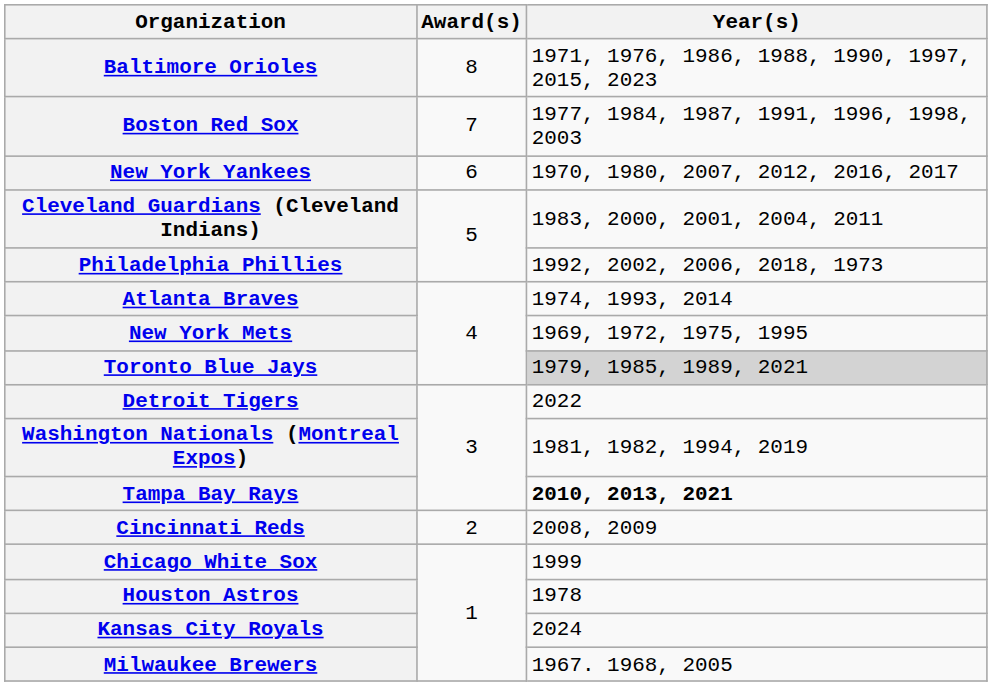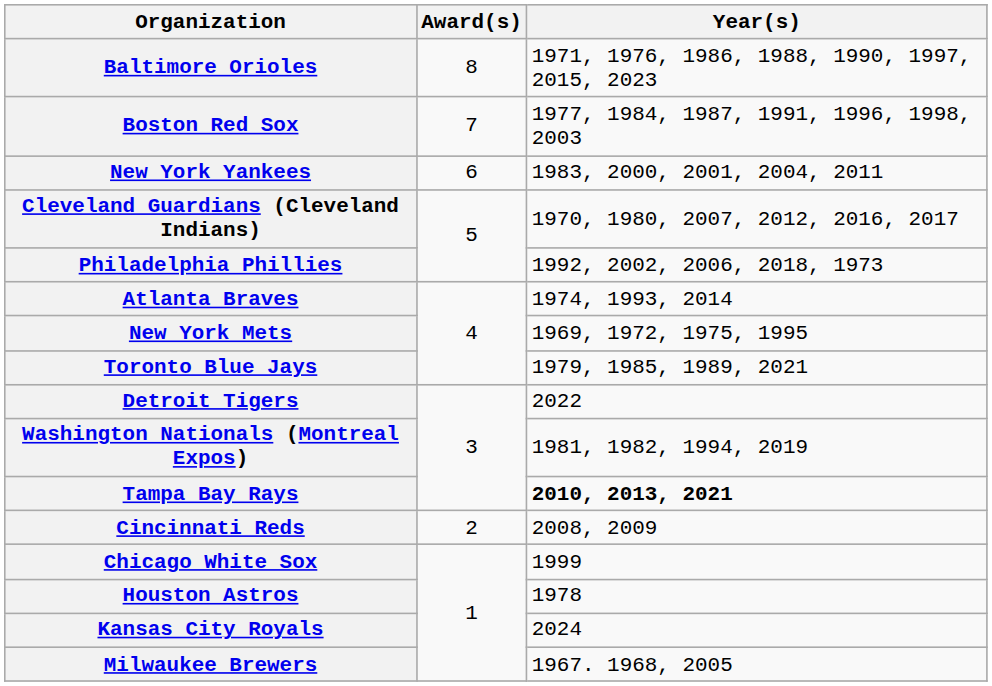(745, 172) 1970, 1980, 2007, 2012, 2016, 2017 -> (708, 172) 1983, 2000, 2001, 2004, 2011
(708, 219) 1983, 2000, 2001, 2004, 2011 -> (745, 219) 1970, 1980, 2007, 2012, 2016, 2017
(670, 367) lightgrey background -> (670, 367) no background
